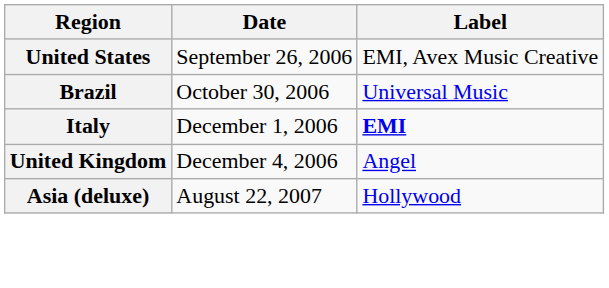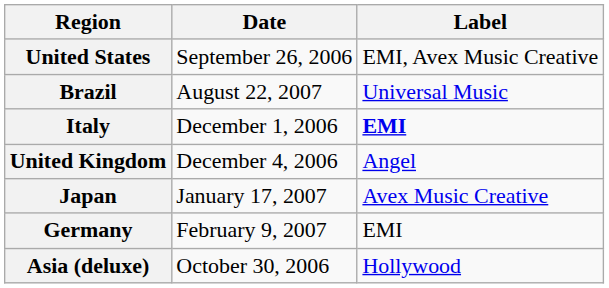(253, 91) October 30, 2006 -> (249, 91) August 22, 2007
+ row: (88, 195)
+ row: (88, 230)
(249, 195) August 22, 2007 -> (253, 265) October 30, 2006
